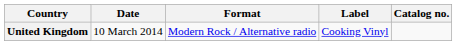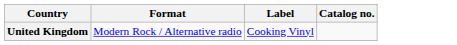- column: (128, 13)
